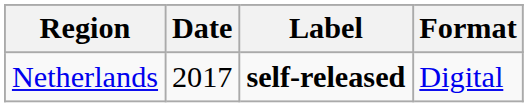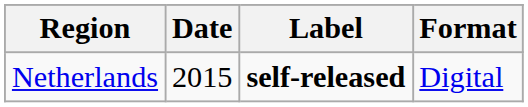(202, 76) 2017 -> (202, 76) 2015
